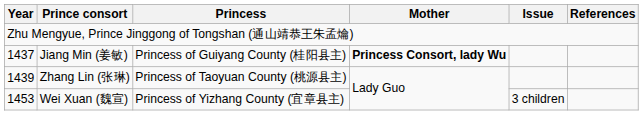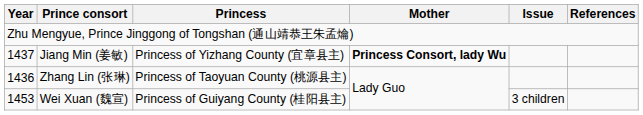(241, 55) Princess of Guiyang County (桂阳县主) -> (240, 55) Princess of Yizhang County (宜章县主)
(21, 77) 1439 -> (21, 77) 1436
(240, 98) Princess of Yizhang County (宜章县主) -> (241, 98) Princess of Guiyang County (桂阳县主)
